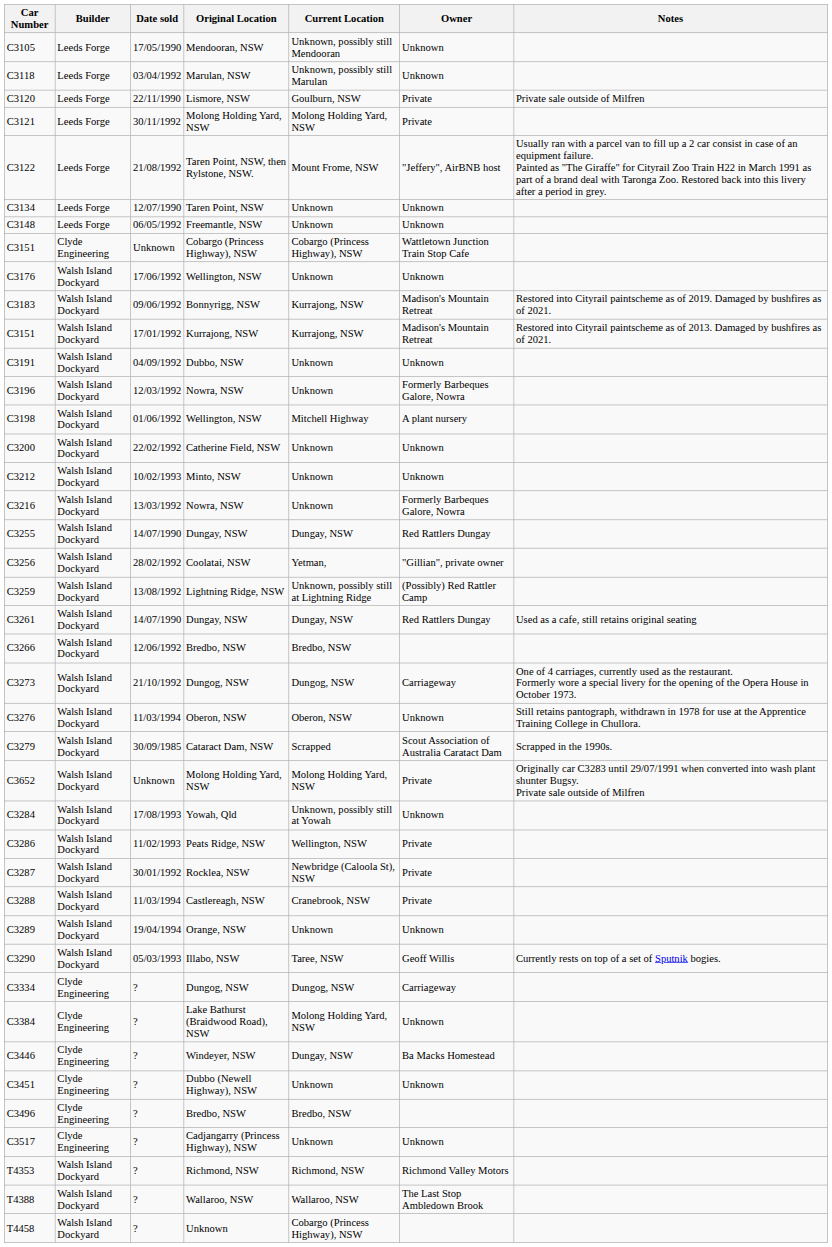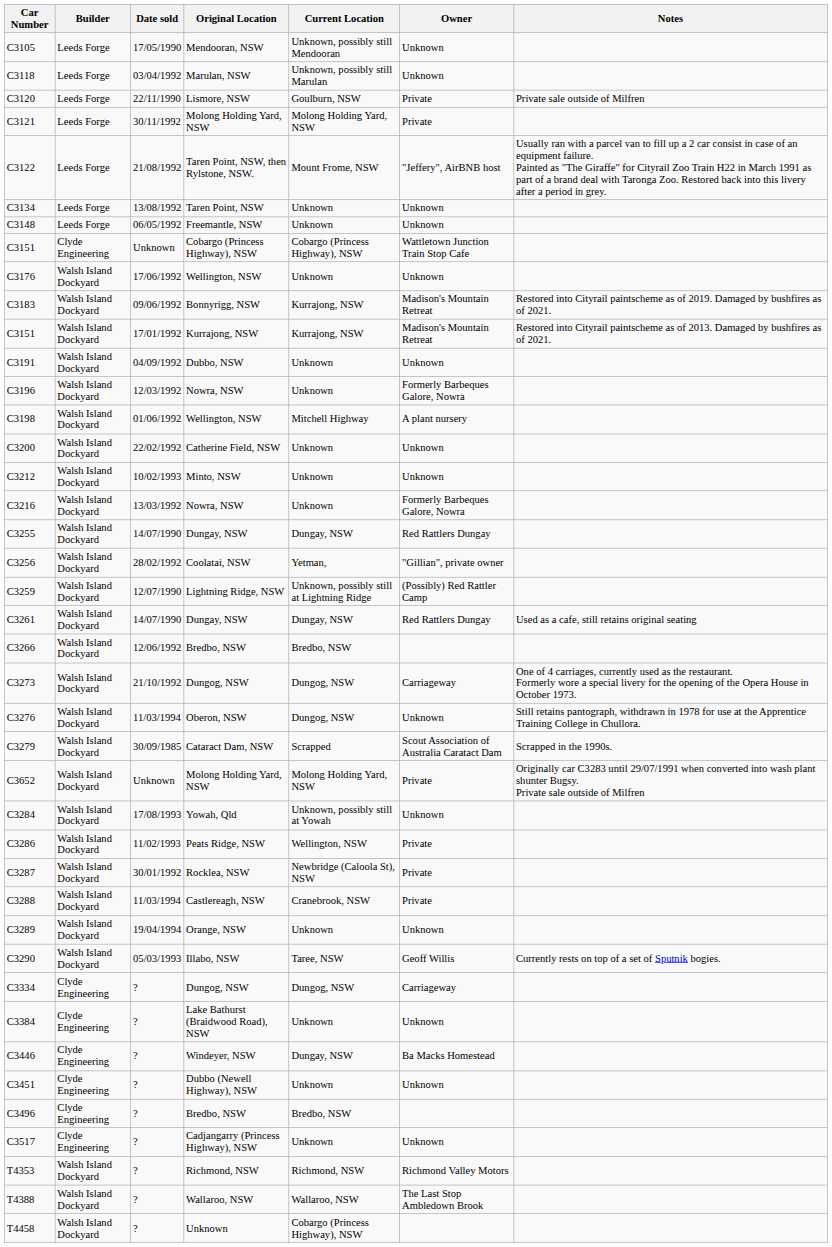(157, 208) 12/07/1990 -> (157, 208) 13/08/1992
(157, 591) 13/08/1992 -> (157, 591) 12/07/1990
(322, 717) Oberon, NSW -> (323, 717) Dungog, NSW
(339, 1021) Molong Holding Yard, NSW -> (312, 1021) Unknown
